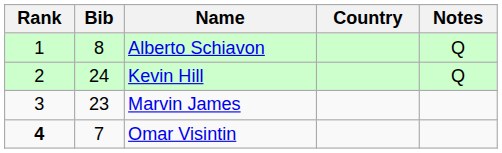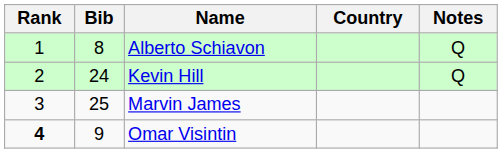(99, 104) 23 -> (99, 104) 25
(99, 133) 7 -> (99, 133) 9
